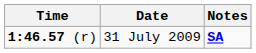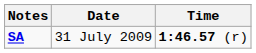columns swapped: (52, 16) <-> (228, 16)
